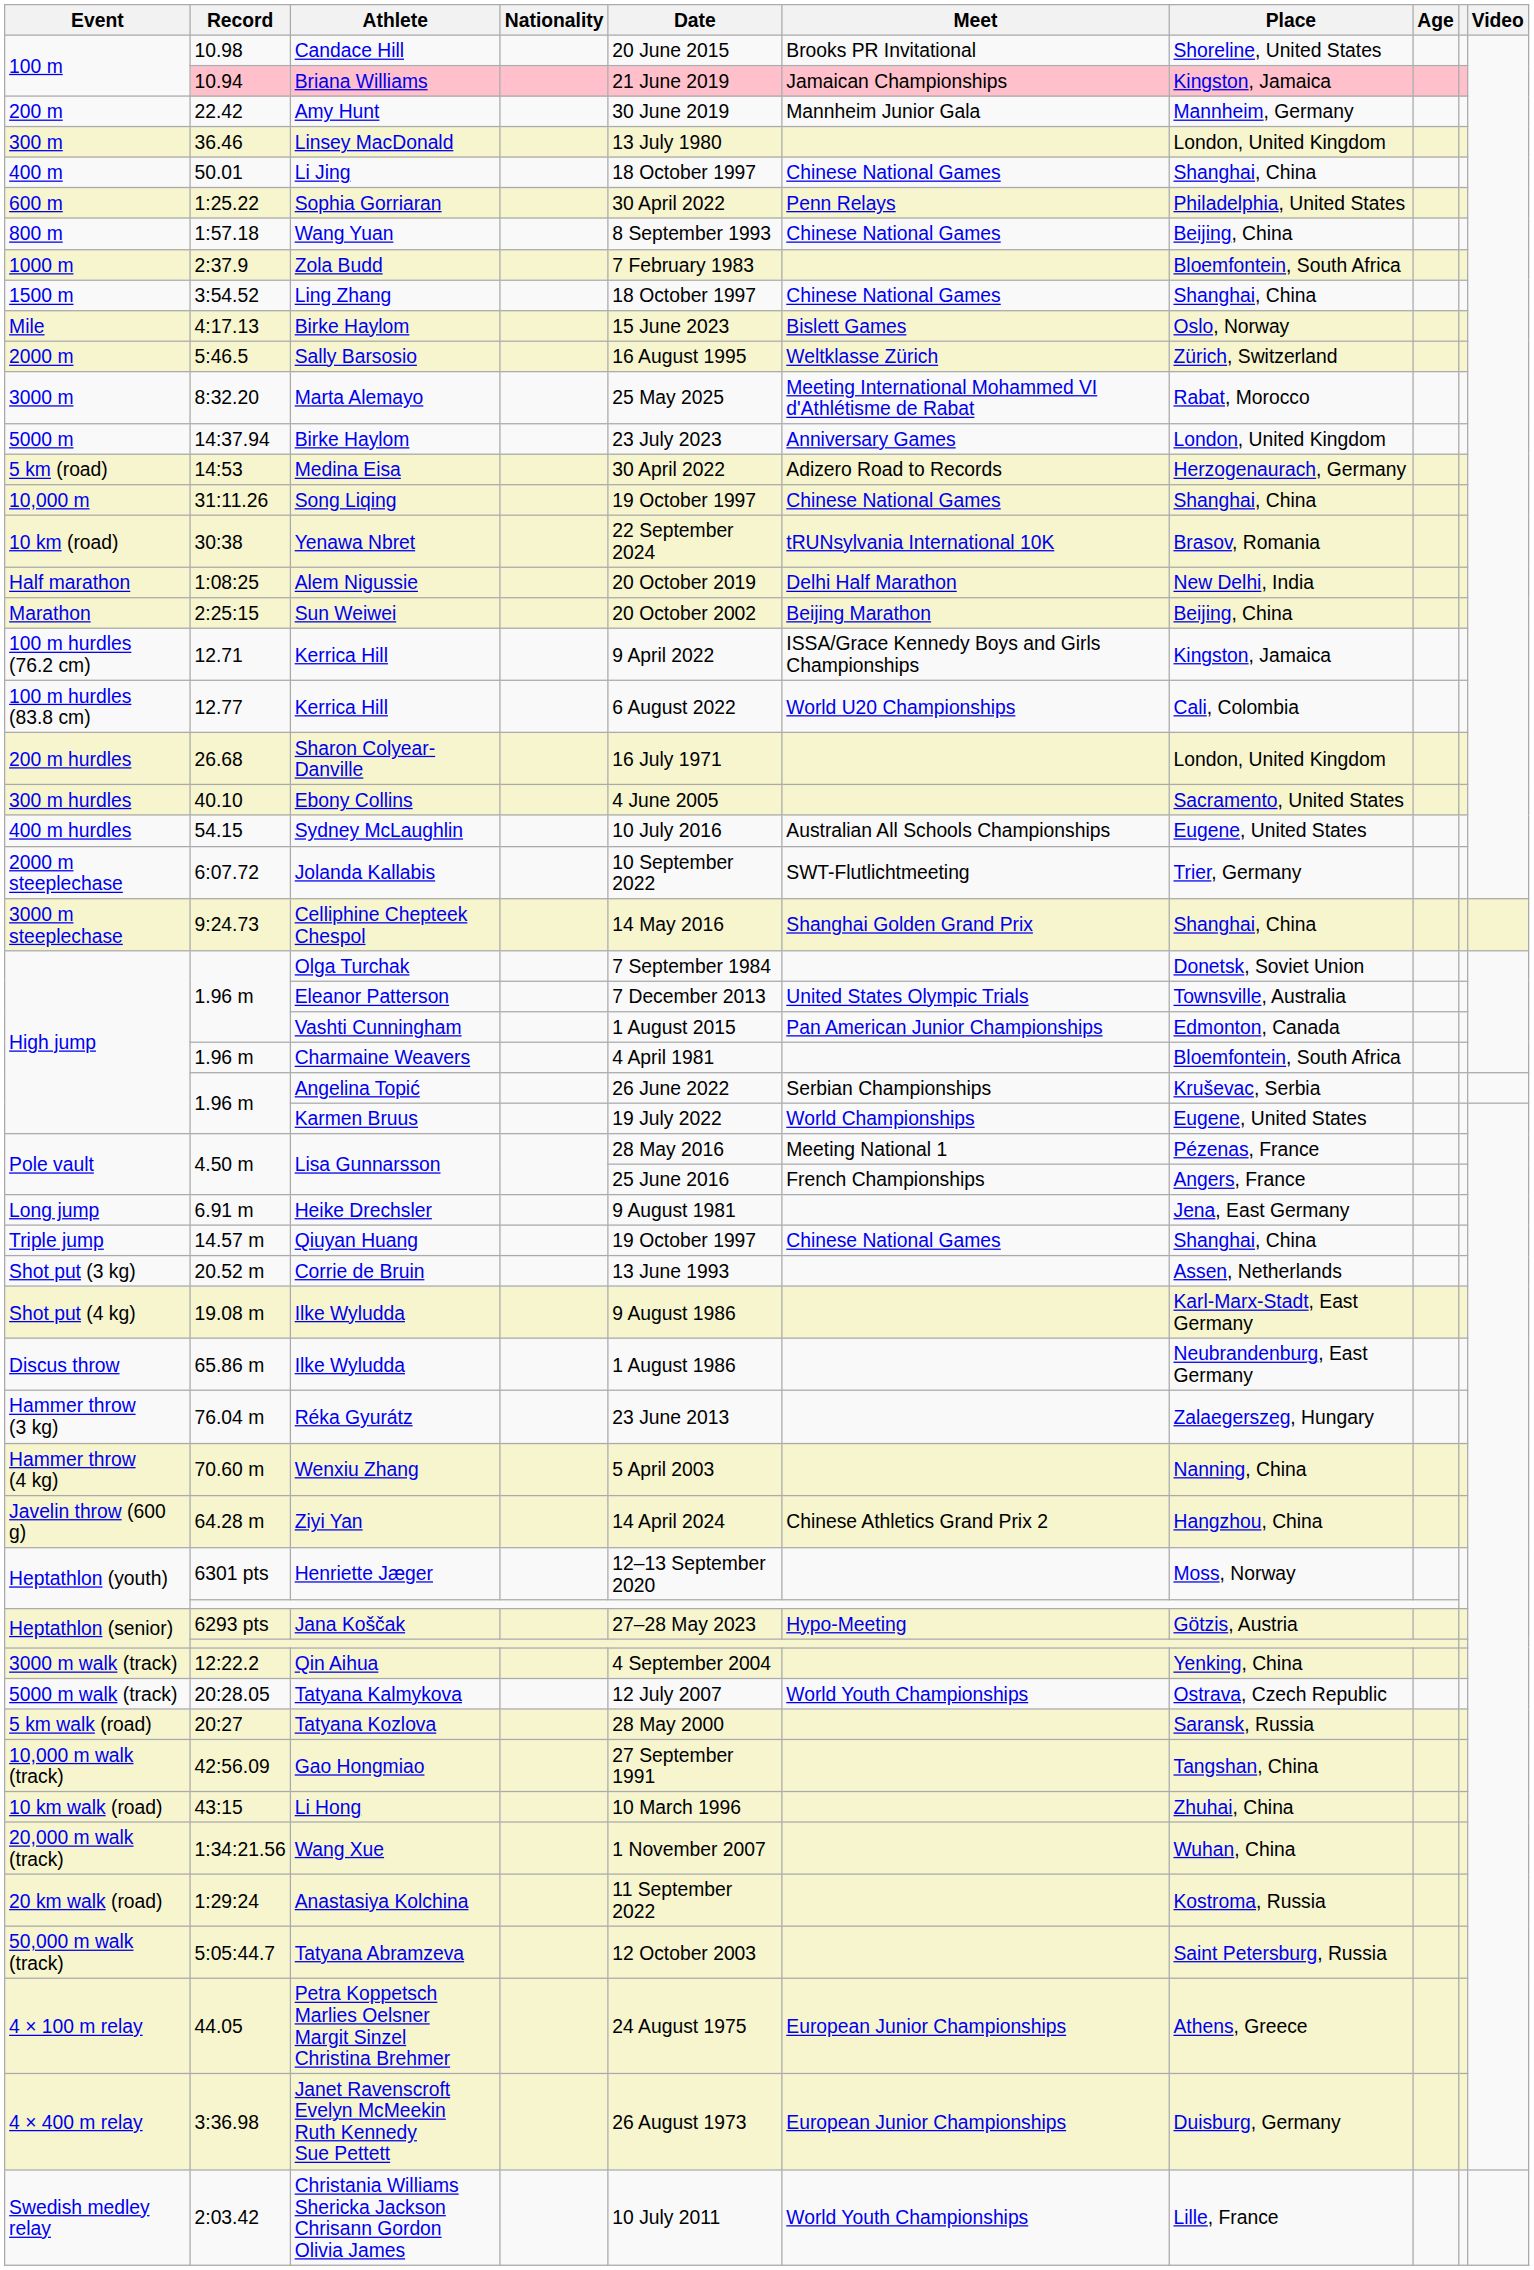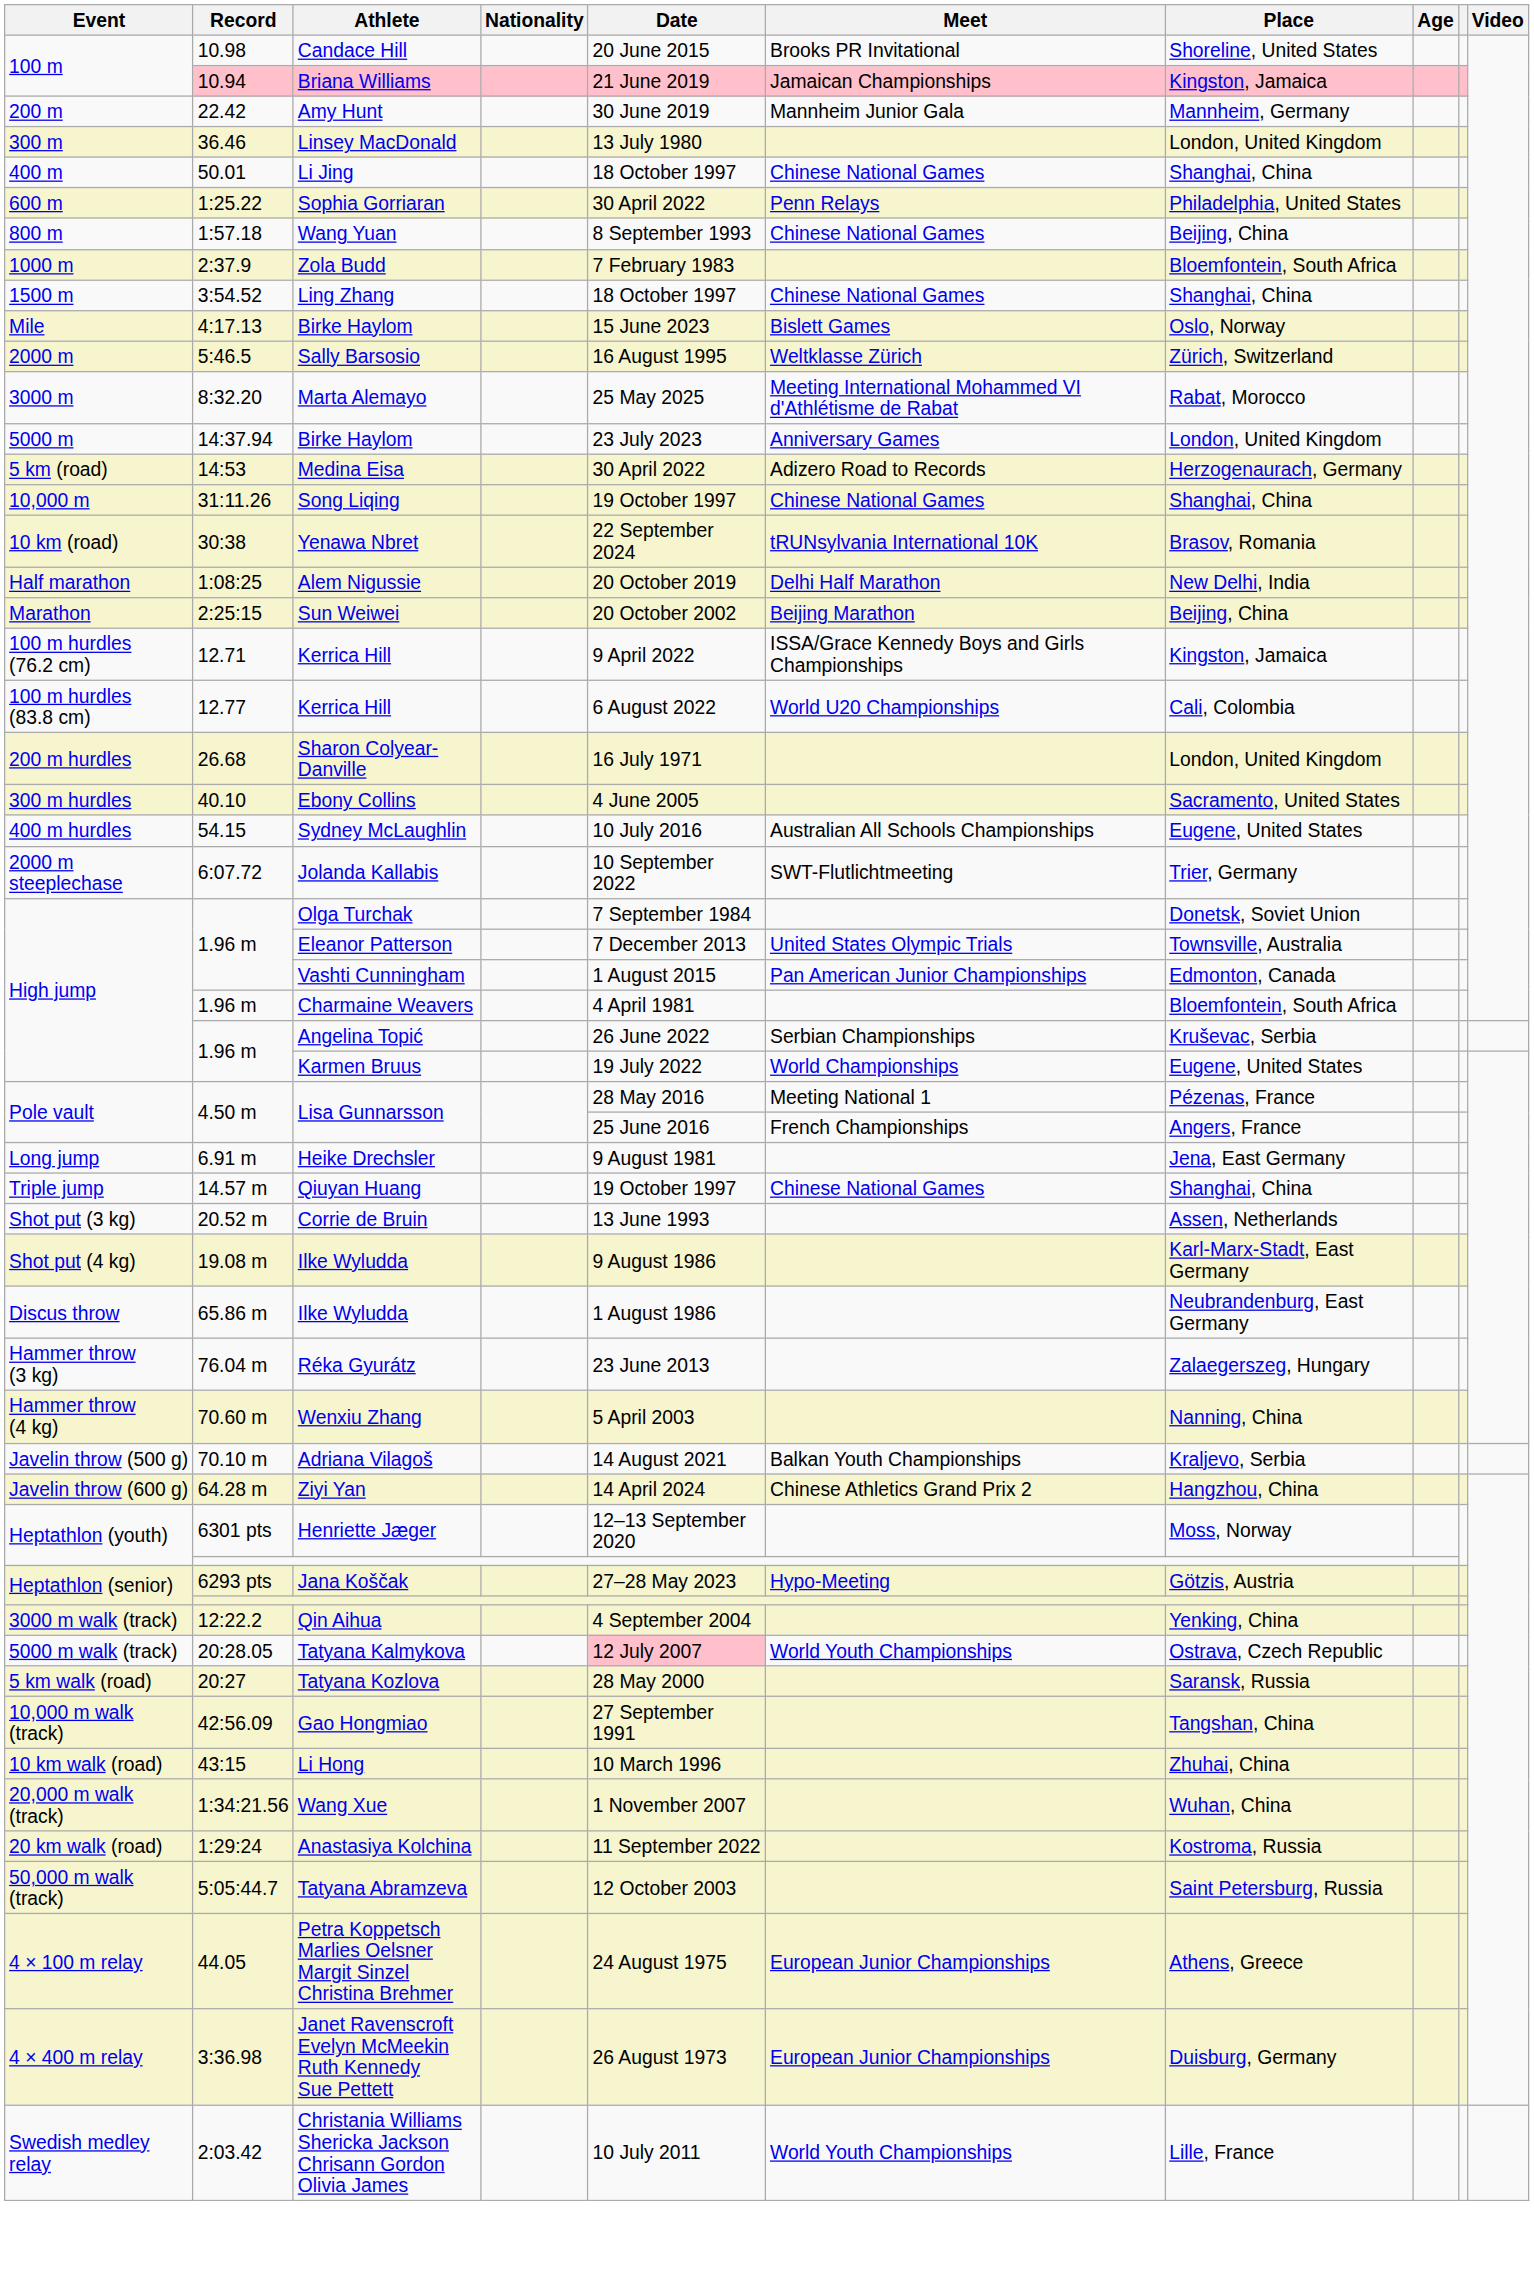- row: (66, 924)
+ row: (99, 1458)
(667, 1694) no background -> (647, 1651) pink background
